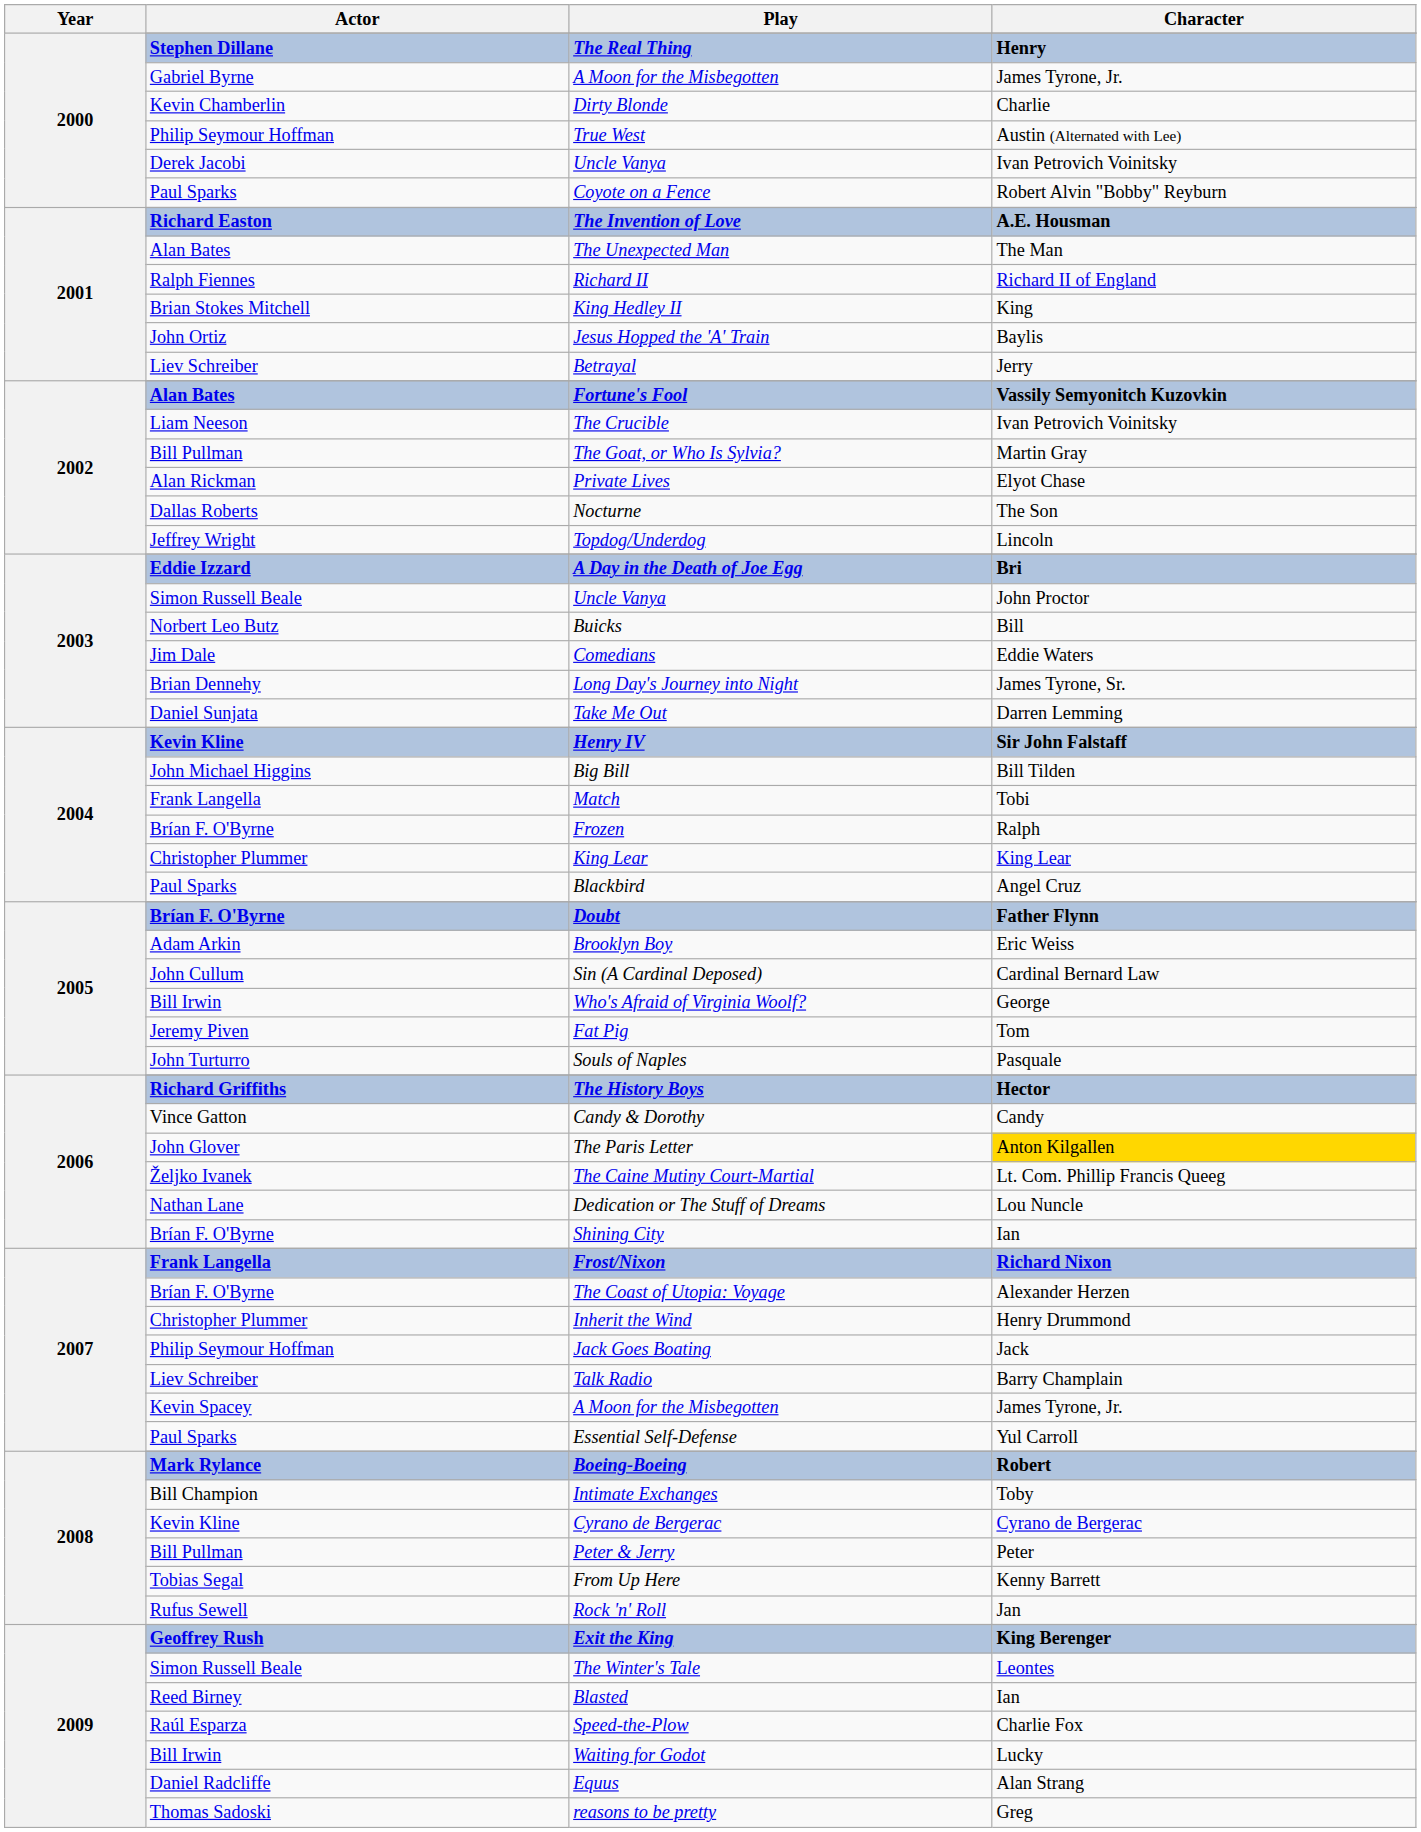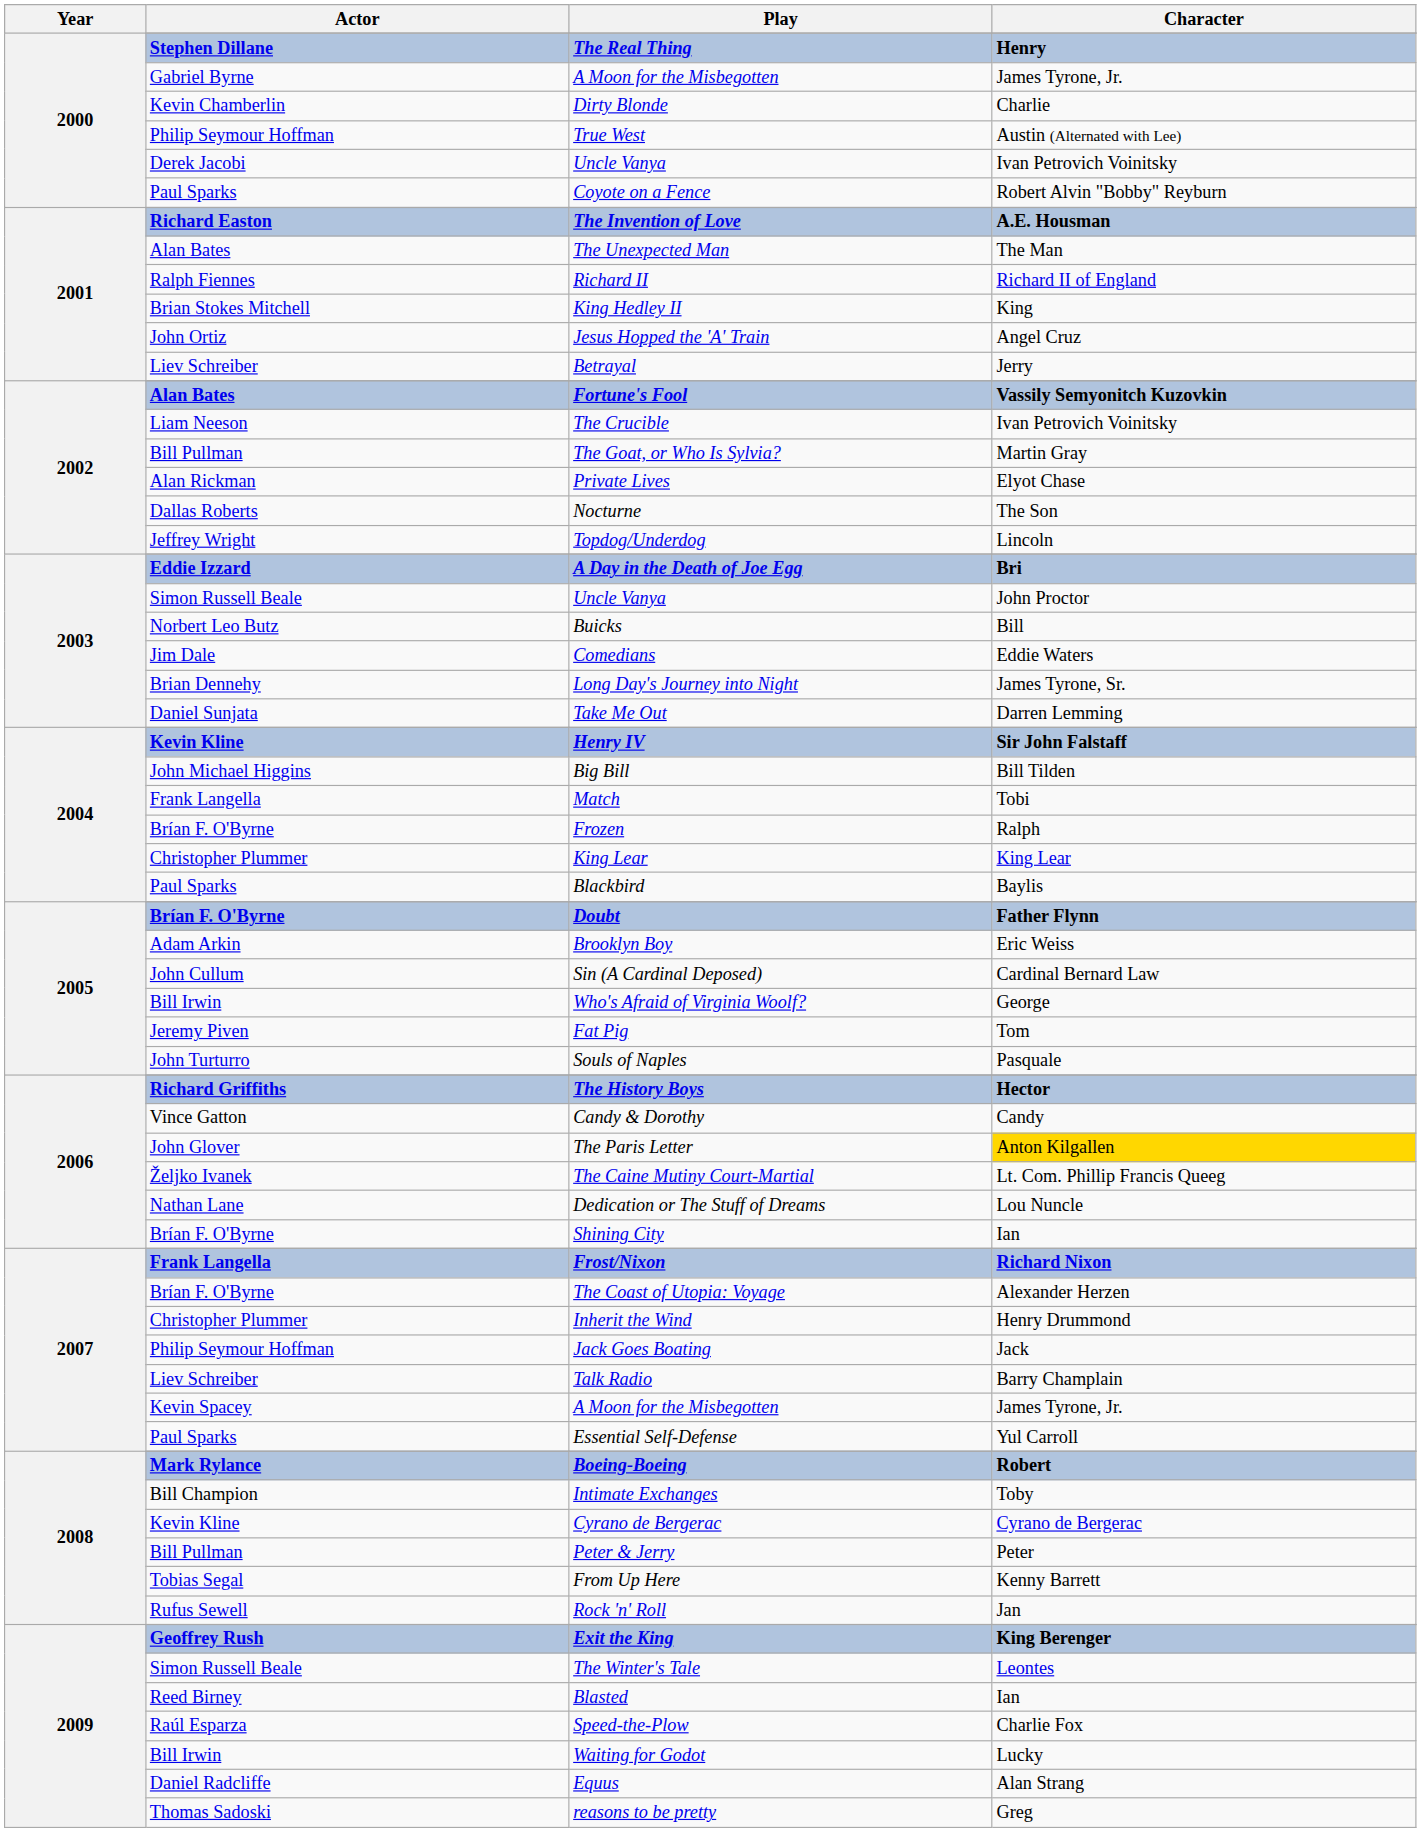(1020, 337) Baylis -> (1039, 337) Angel Cruz
(1039, 886) Angel Cruz -> (1020, 886) Baylis
